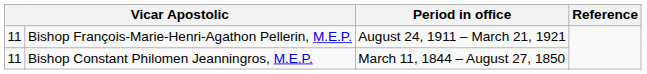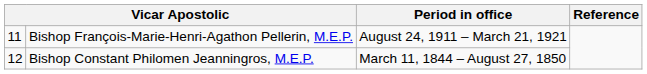(15, 58) 11 -> (15, 58) 12
